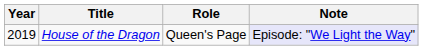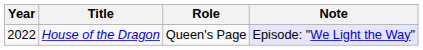(22, 34) 2019 -> (22, 34) 2022
